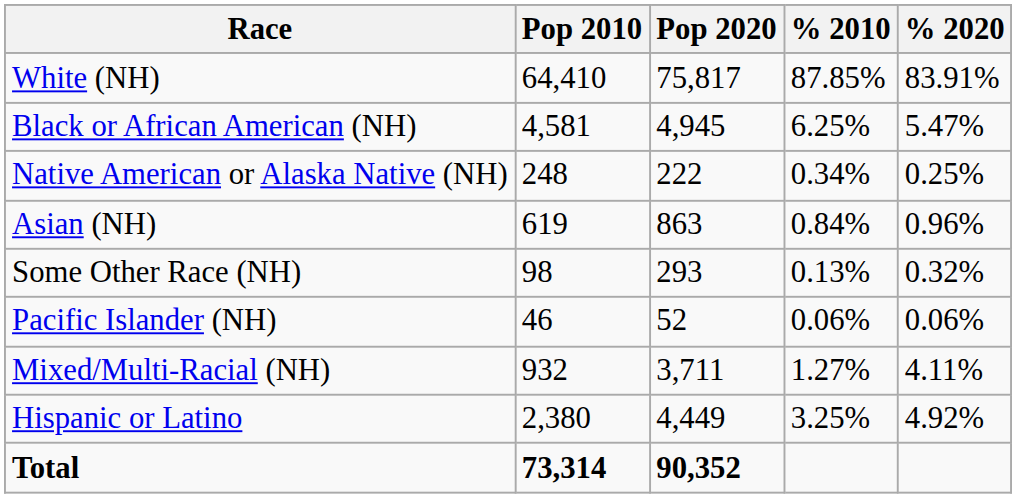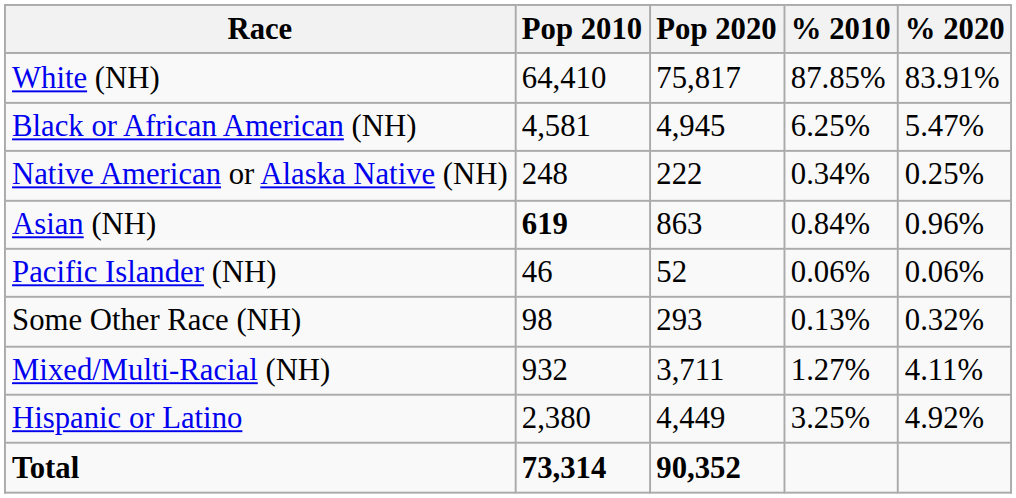(545, 223) normal -> (545, 223) bold
rows swapped: (144, 321) <-> (157, 272)
